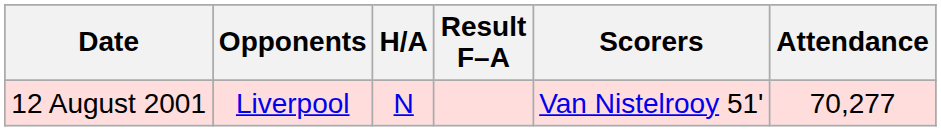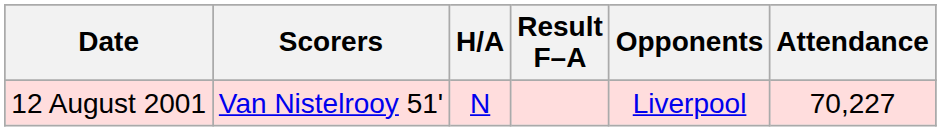columns swapped: (293, 42) <-> (651, 42)
(853, 102) 70,277 -> (853, 102) 70,227
